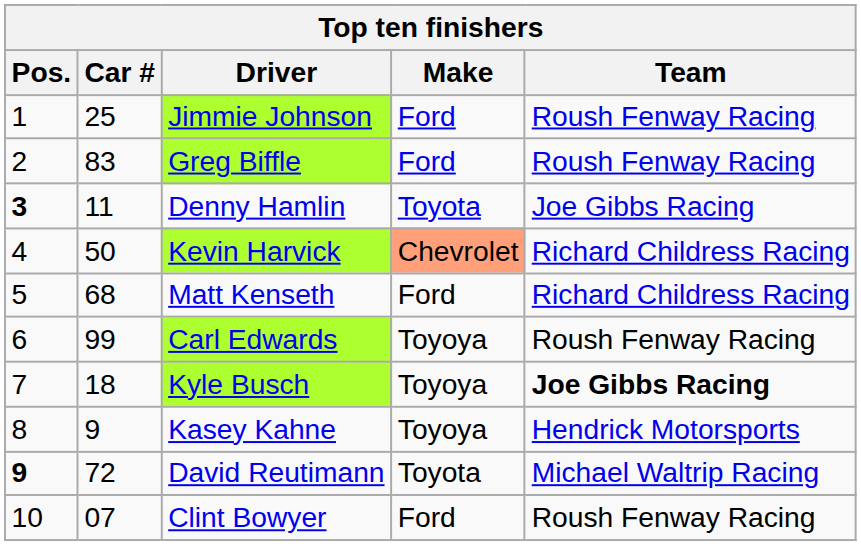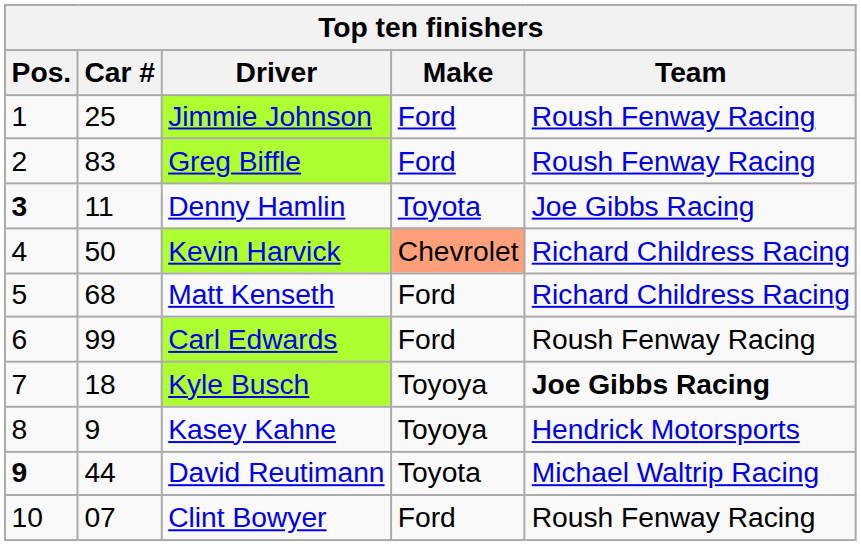(442, 340) Toyoya -> (427, 340) Ford
(100, 474) 72 -> (100, 474) 44
